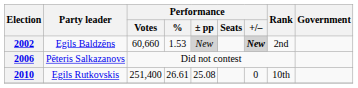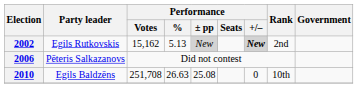(85, 43) Egils Baldzēns -> (85, 43) Egils Rutkovskis
(146, 43) 60,660 -> (146, 43) 15,162
(178, 43) 1.53 -> (178, 43) 5.13
(85, 75) Egils Rutkovskis -> (85, 75) Egils Baldzēns
(146, 75) 251,400 -> (146, 75) 251,708
(178, 75) 26.61 -> (178, 75) 26.63
